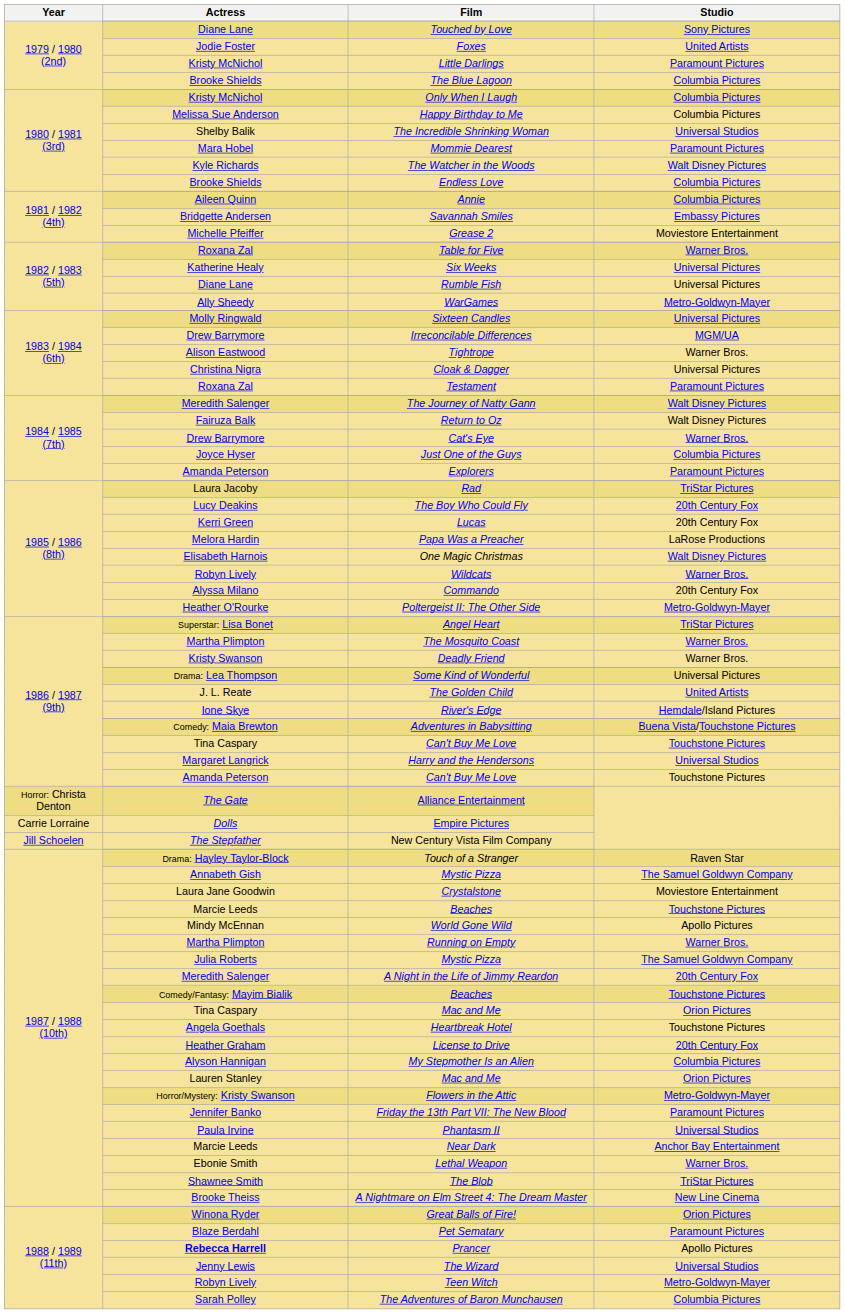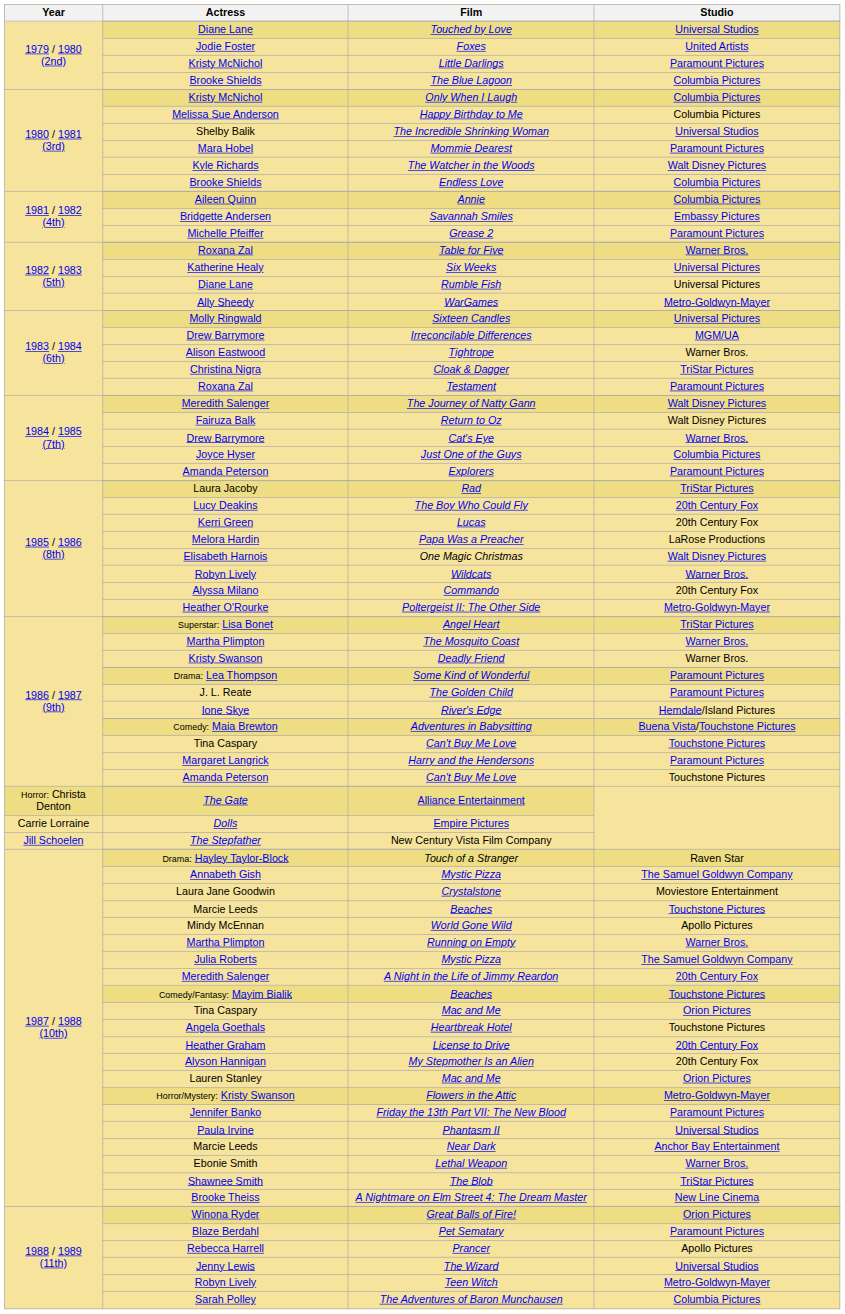(717, 30) Sony Pictures -> (717, 30) Universal Studios
(717, 234) Moviestore Entertainment -> (717, 234) Paramount Pictures
(717, 370) Universal Pictures -> (717, 370) TriStar Pictures
(717, 676) Universal Pictures -> (717, 676) Paramount Pictures
(717, 693) United Artists -> (717, 693) Paramount Pictures
(717, 761) Universal Studios -> (717, 761) Paramount Pictures
(717, 1062) Columbia Pictures -> (717, 1062) 20th Century Fox
(225, 1249) bold -> (225, 1249) normal
